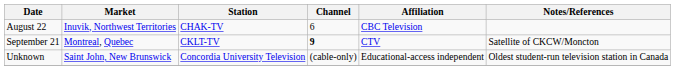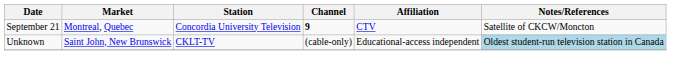- row: (26, 27)
(200, 42) CKLT-TV -> (238, 27) Concordia University Television
(243, 57) Concordia University Television -> (195, 42) CKLT-TV
(578, 57) no background -> (574, 42) lightblue background
